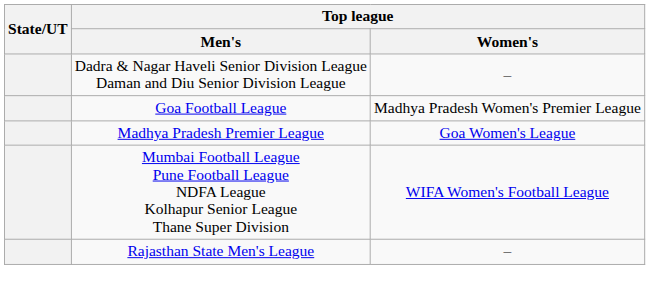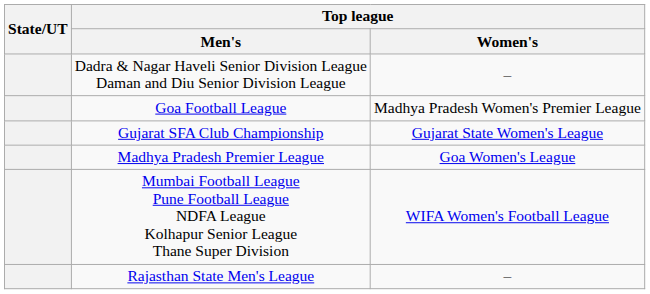+ row: (221, 132)
